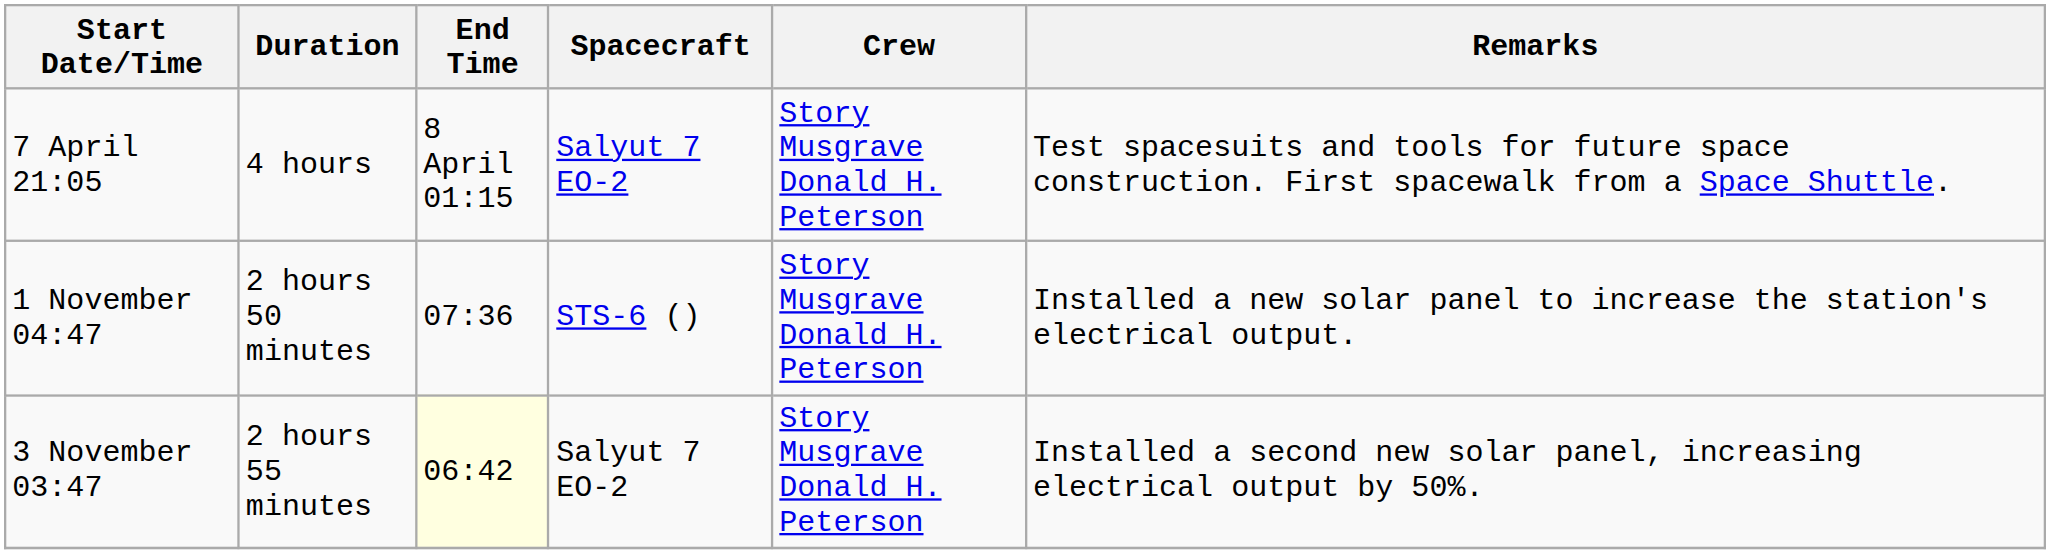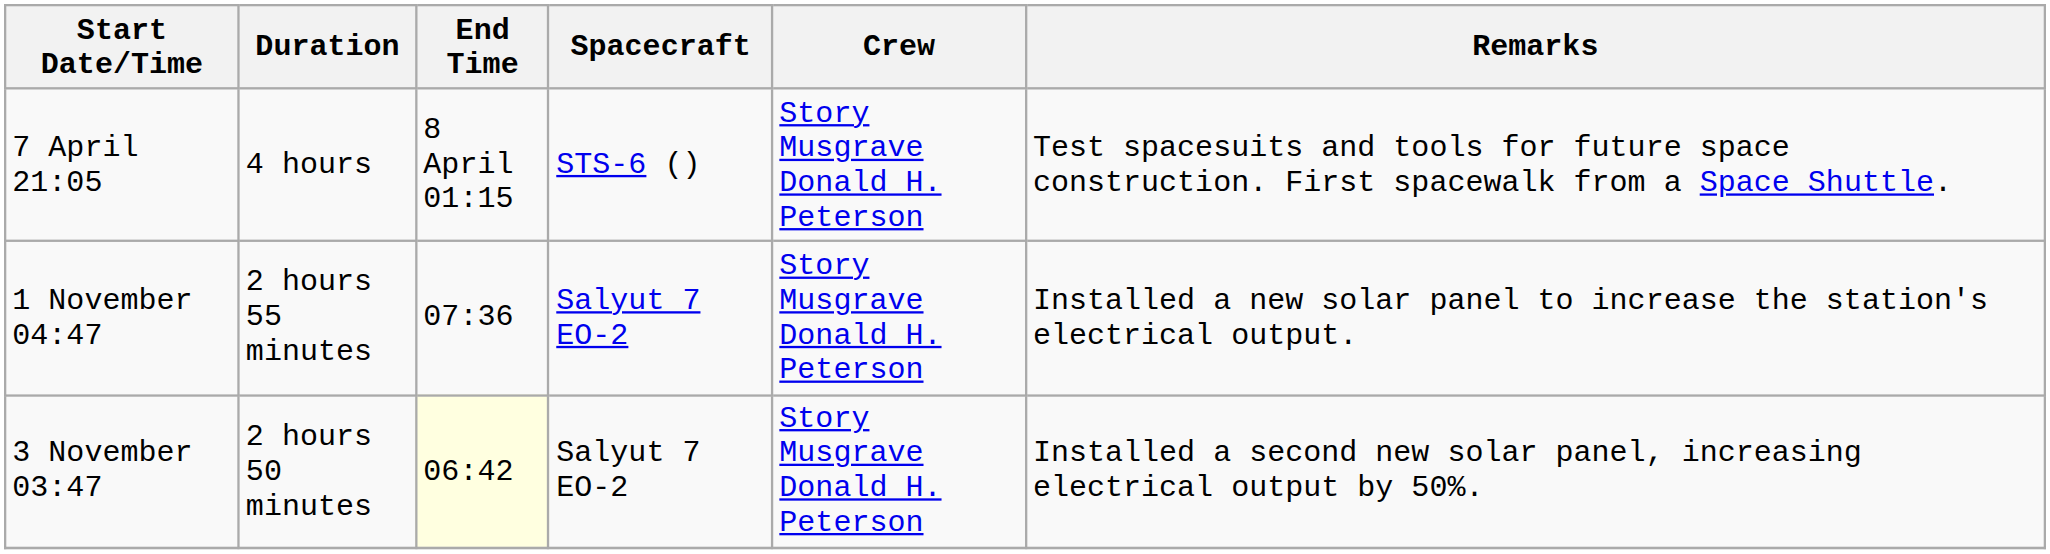(628, 165) Salyut 7 EO-2 -> (628, 165) STS-6 ()
(309, 318) 2 hours 50 minutes -> (309, 318) 2 hours 55 minutes
(628, 318) STS-6 () -> (628, 318) Salyut 7 EO-2
(309, 471) 2 hours 55 minutes -> (309, 471) 2 hours 50 minutes
